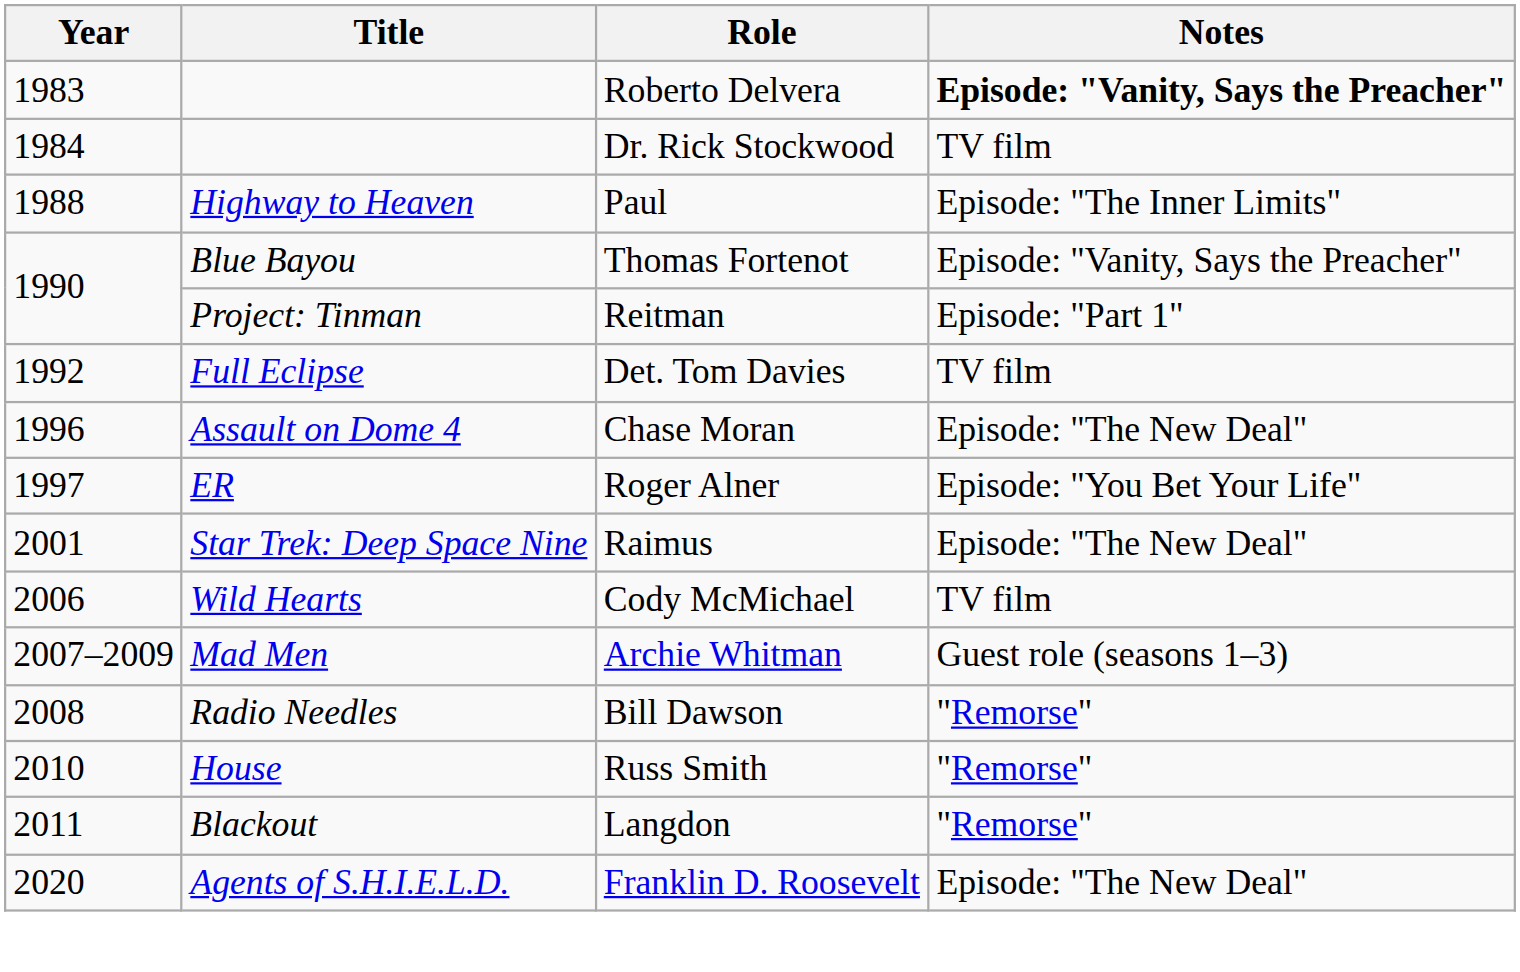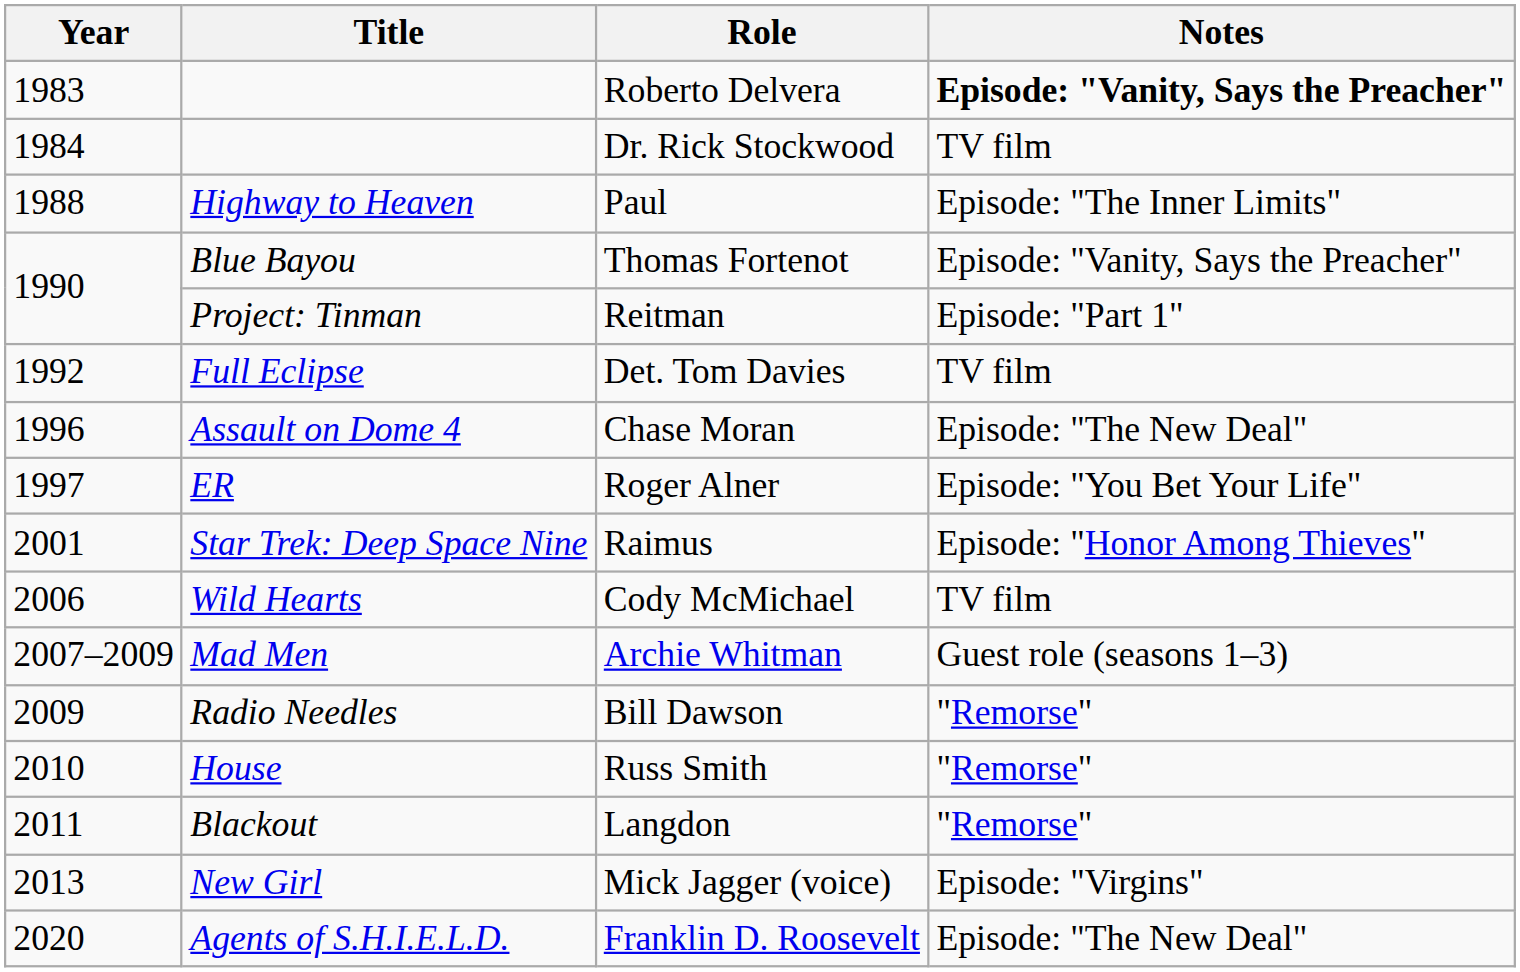(1122, 542) Episode: "The New Deal" -> (1181, 542) Episode: "Honor Among Thieves"
(49, 711) 2008 -> (49, 711) 2009
+ row: (747, 881)
